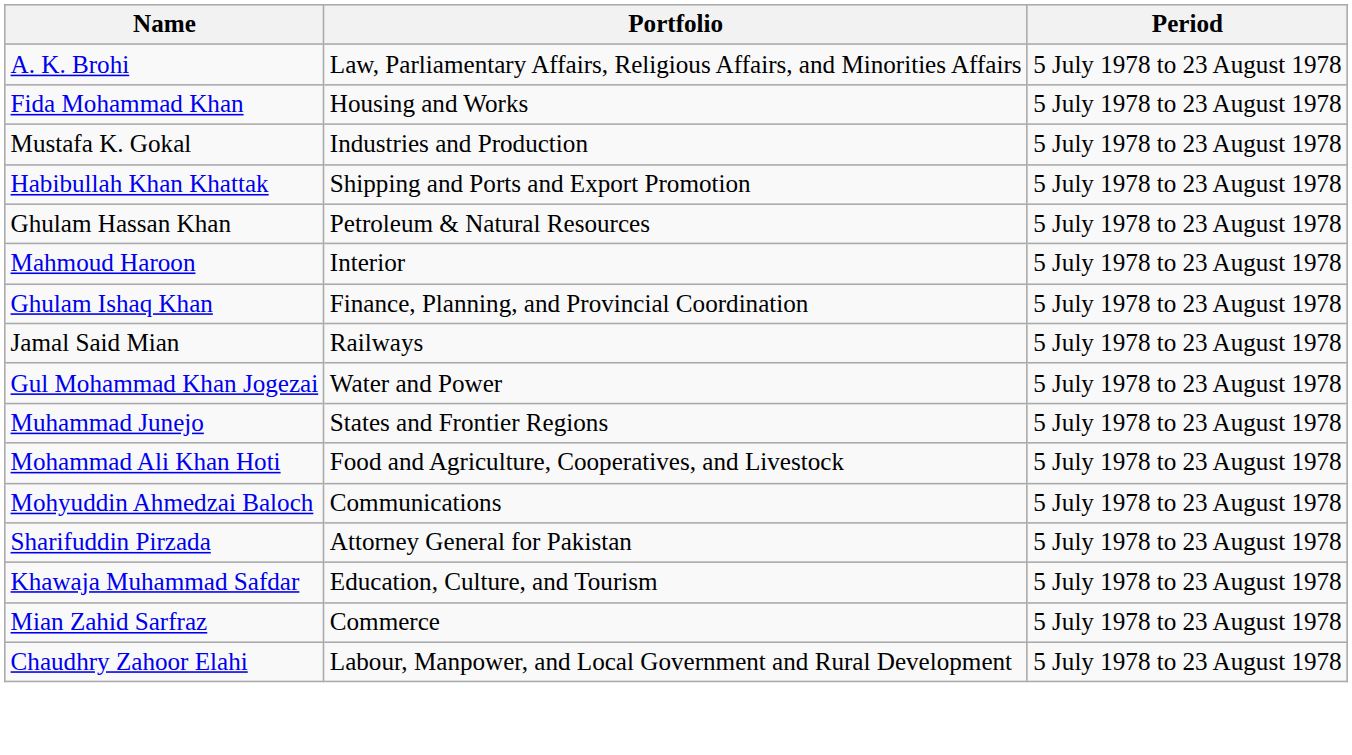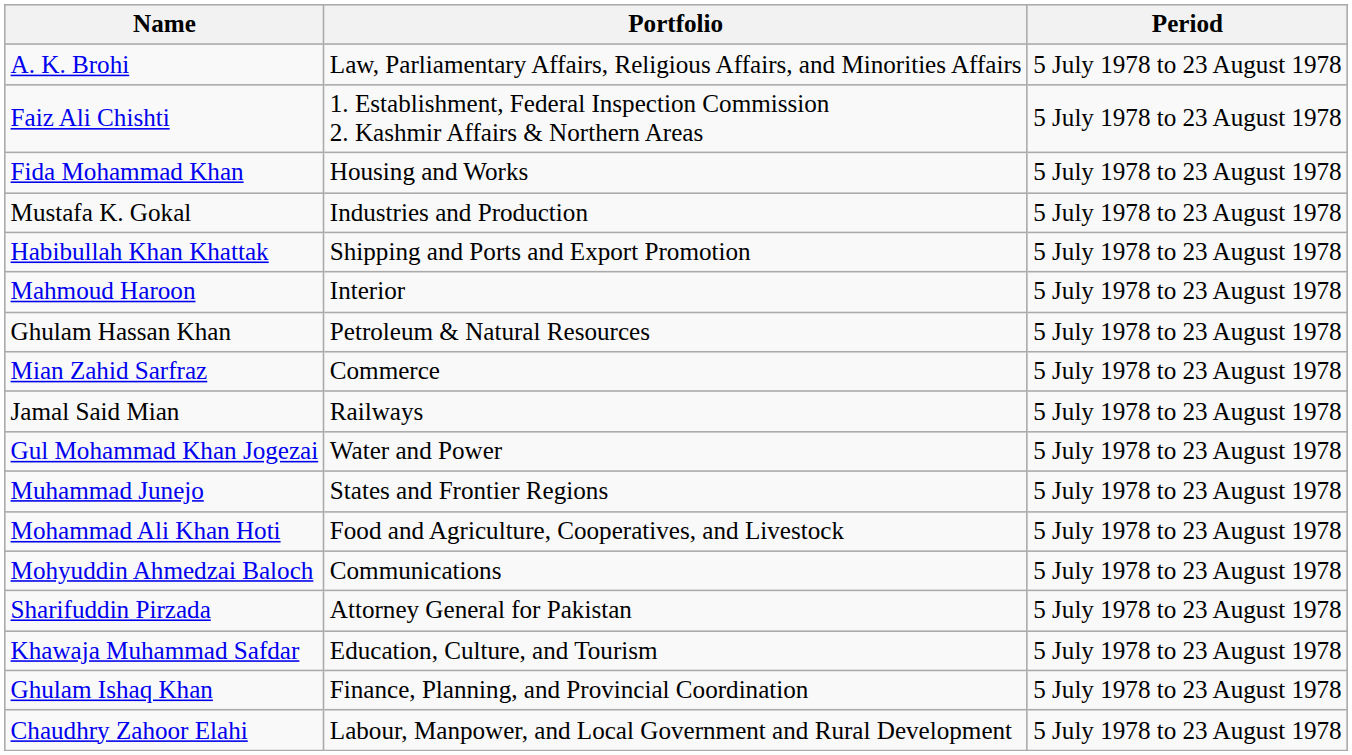+ row: (90, 118)
rows swapped: (103, 263) <-> (121, 223)
rows swapped: (112, 303) <-> (109, 622)
